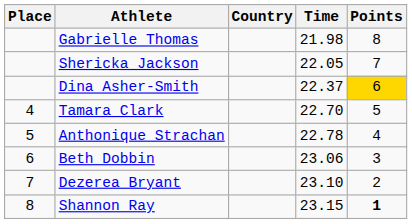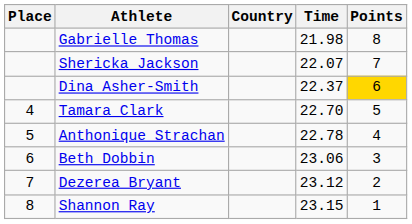(322, 64) 22.05 -> (322, 64) 22.07
(322, 183) 23.10 -> (322, 183) 23.12
(377, 206) bold -> (377, 206) normal
